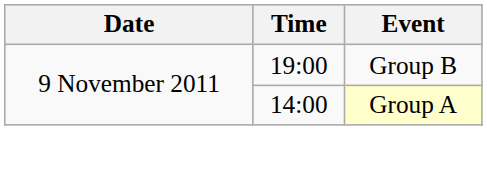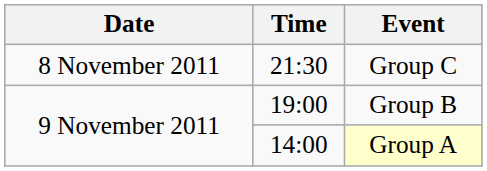+ row: (413, 64)
